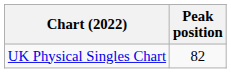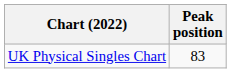(198, 56) 82 -> (198, 56) 83
